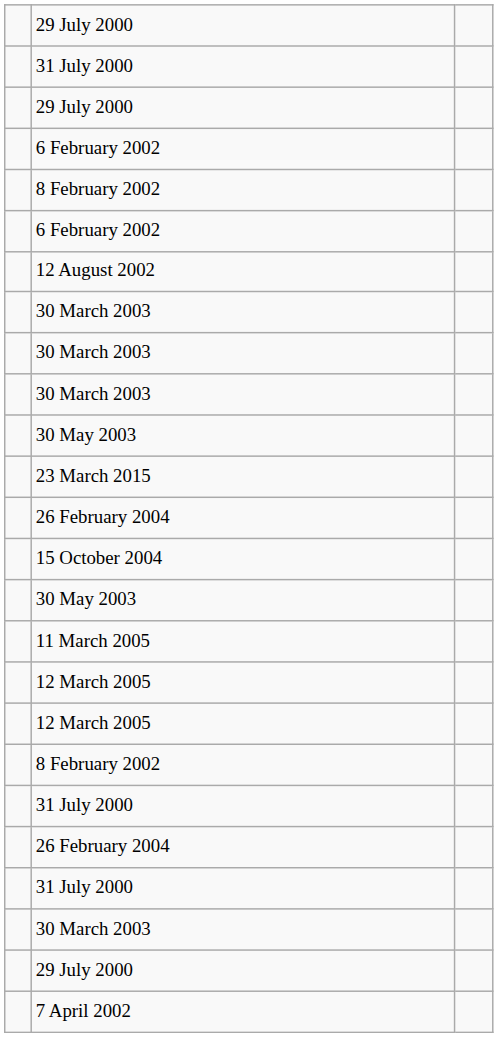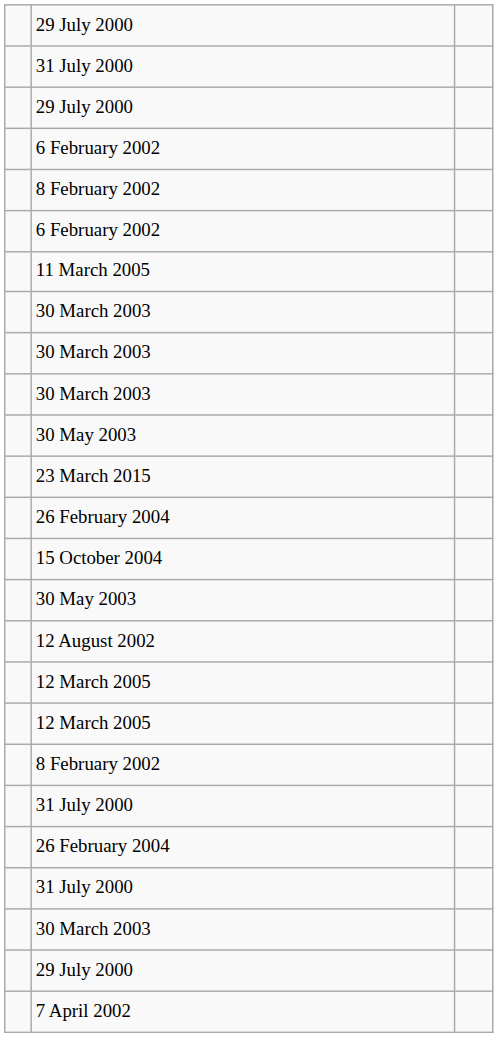rows swapped: (18, 272) <-> (18, 641)
